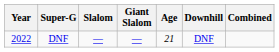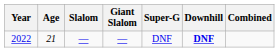columns swapped: (169, 17) <-> (58, 17)
(204, 39) normal -> (204, 39) bold
